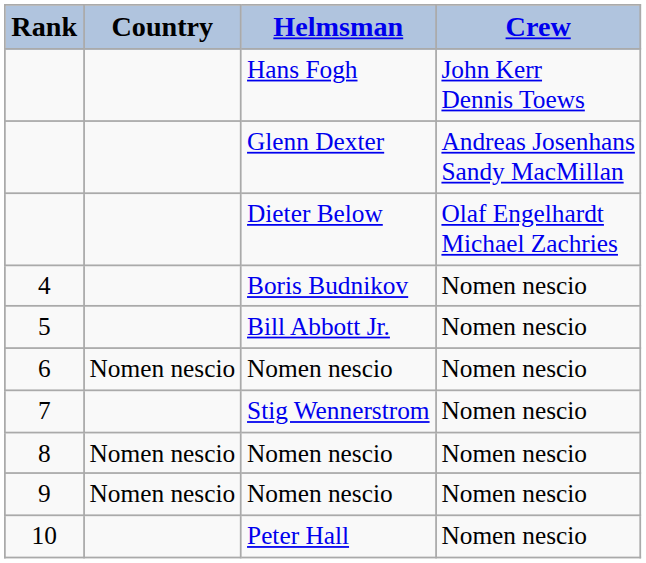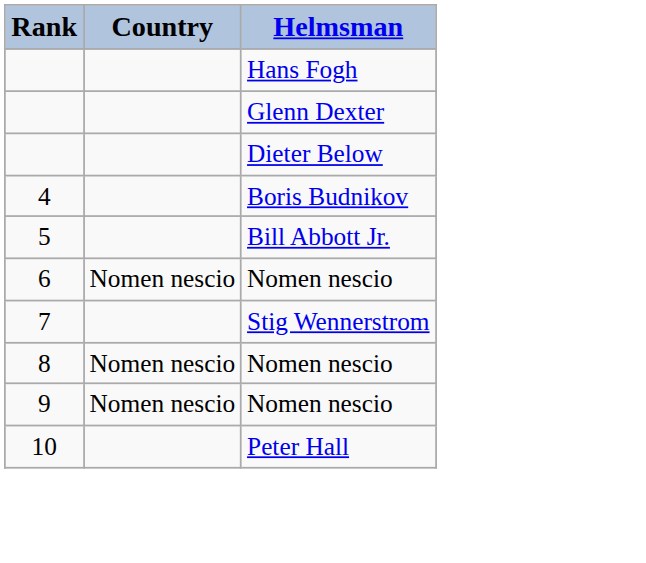- column: (538, 26)
